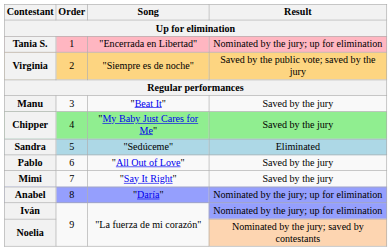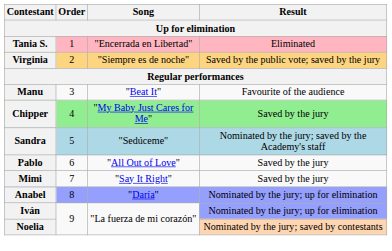(298, 44) Nominated by the jury; up for elimination -> (293, 44) Eliminated
(298, 103) Saved by the jury -> (293, 92) Favourite of the audience
(298, 147) Eliminated -> (293, 141) Nominated by the jury; saved by the Academy's staff
